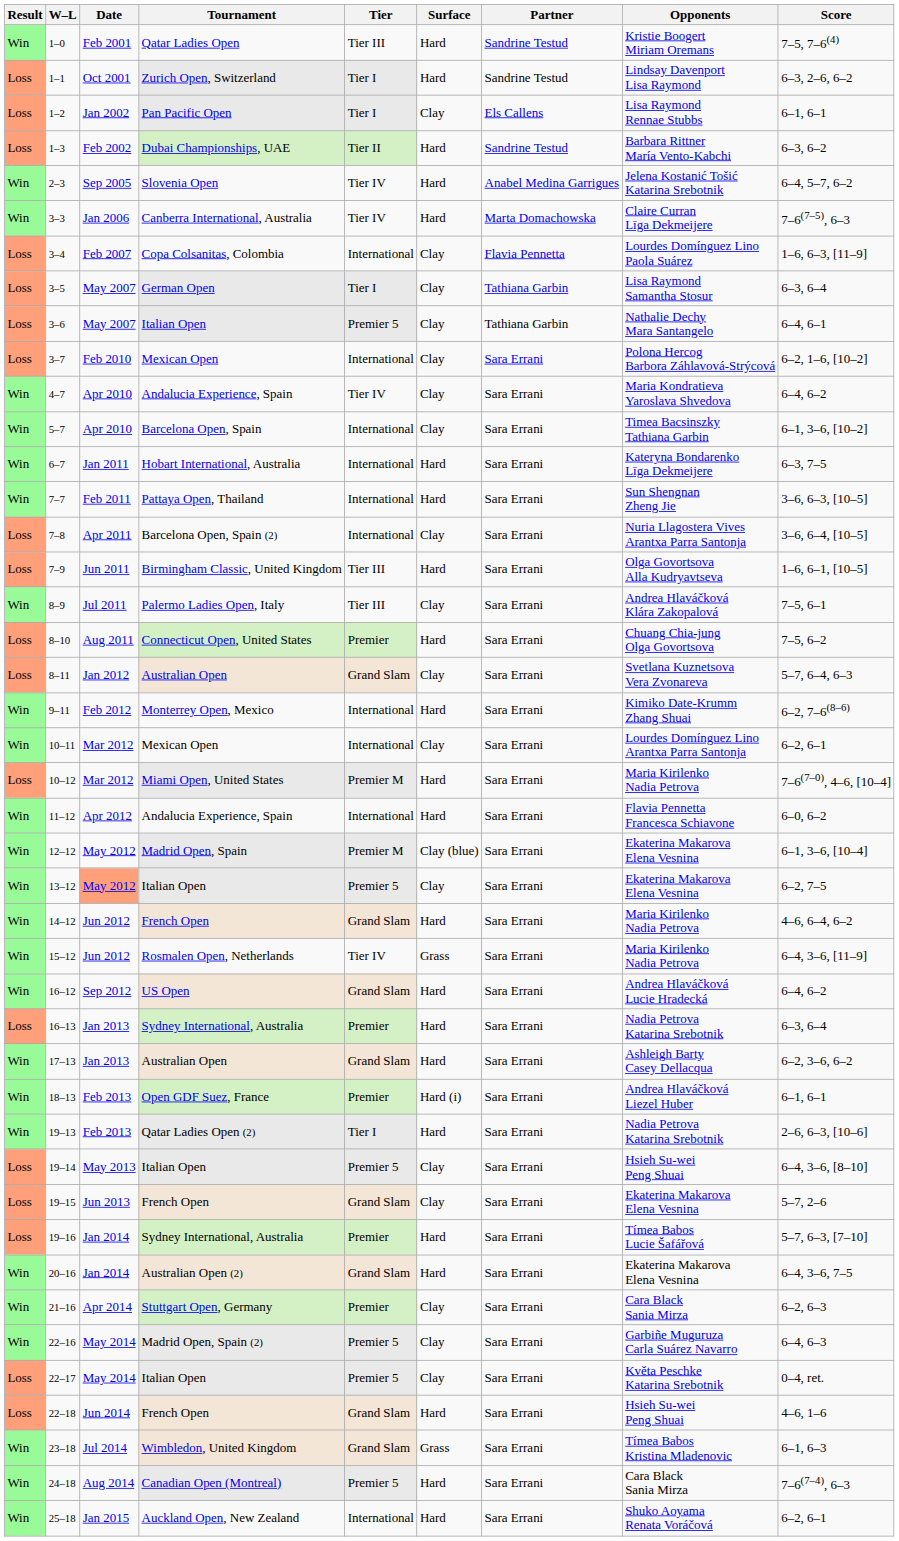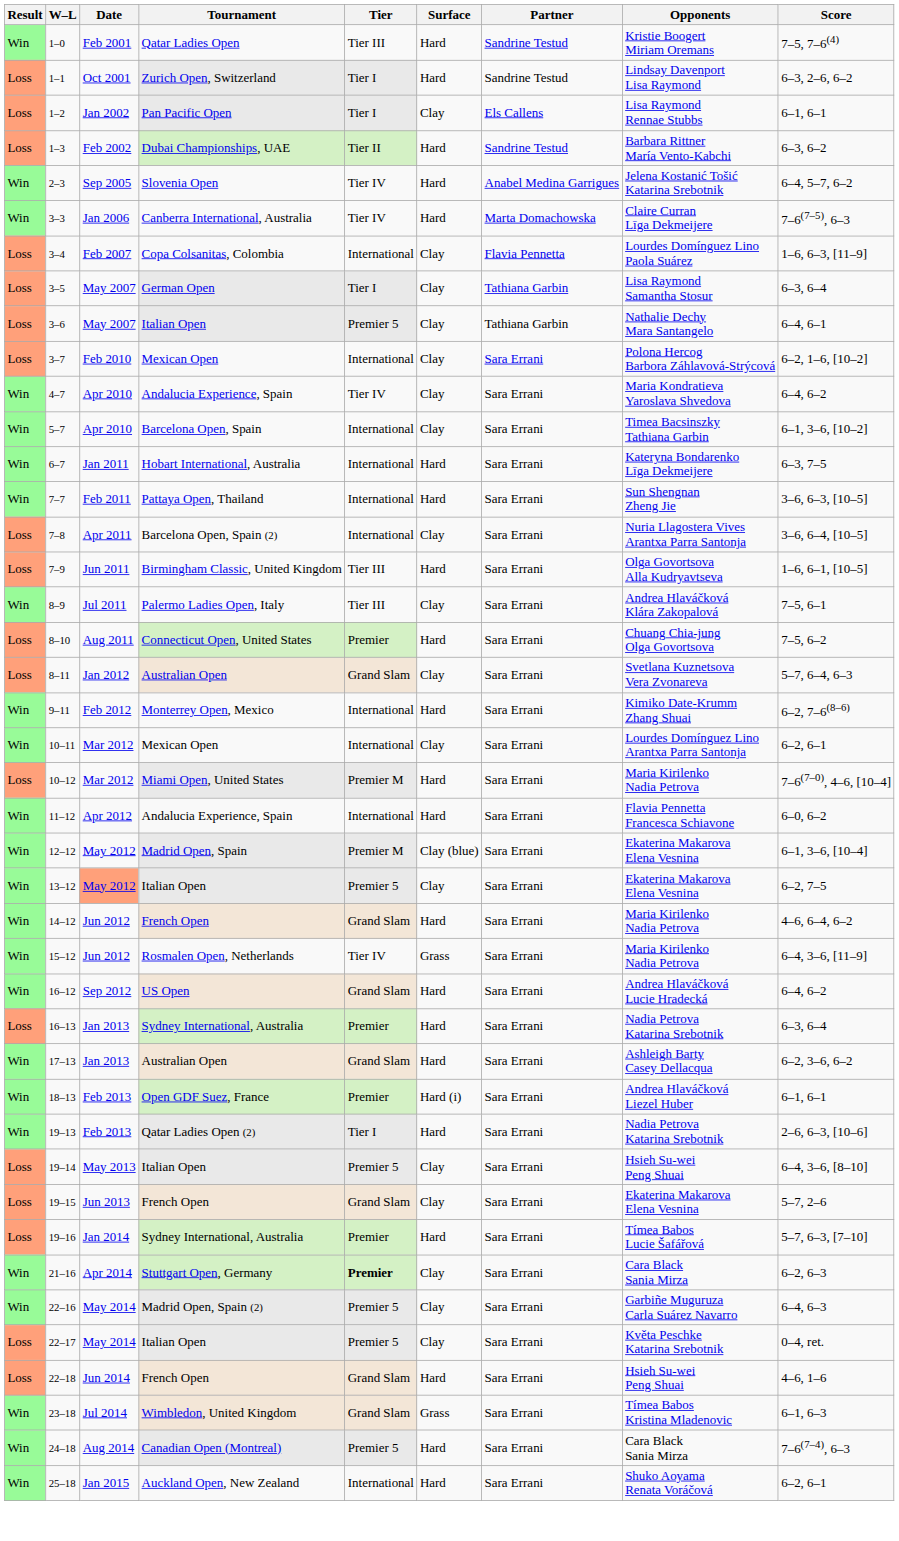- row: (62, 1273)
(368, 1307) normal -> (370, 1272) bold
